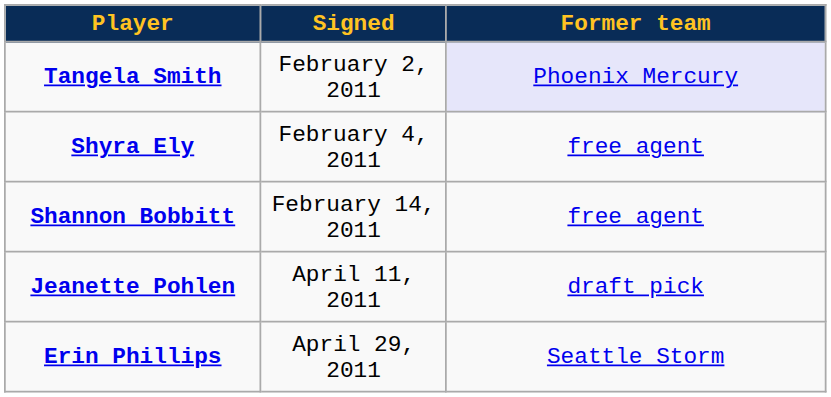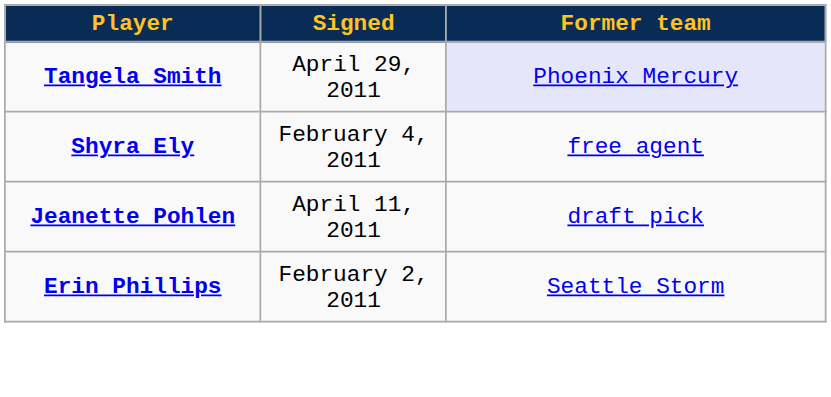(354, 77) February 2, 2011 -> (354, 77) April 29, 2011
- row: (133, 217)
(354, 357) April 29, 2011 -> (354, 287) February 2, 2011
